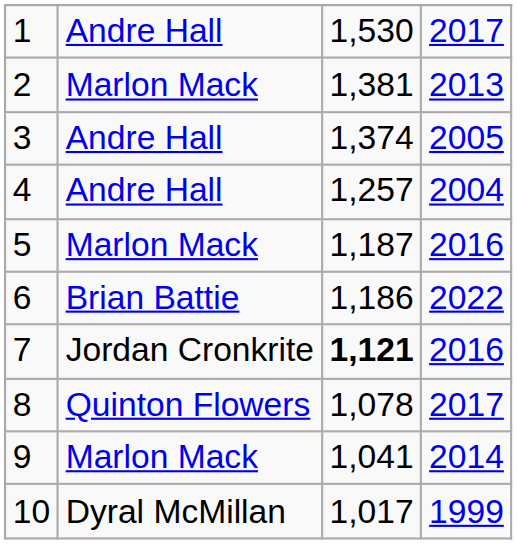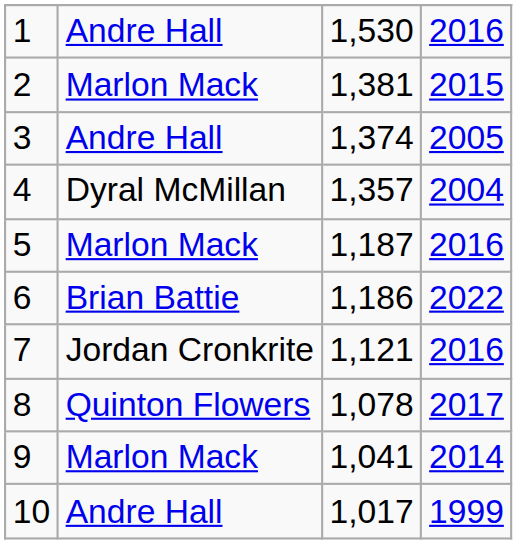(466, 31) 2017 -> (466, 31) 2016
(466, 84) 2013 -> (466, 84) 2015
(144, 191) Andre Hall -> (176, 191) Dyral McMillan
(372, 191) 1,257 -> (372, 191) 1,357
(372, 350) bold -> (372, 350) normal
(176, 510) Dyral McMillan -> (144, 510) Andre Hall
